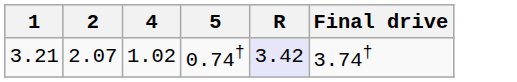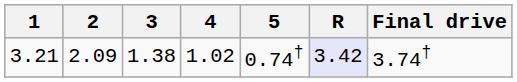+ column: (152, 21)
(93, 57) 2.07 -> (93, 57) 2.09
